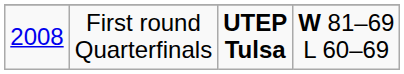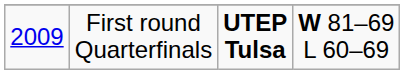(37, 37) 2008 -> (37, 37) 2009
